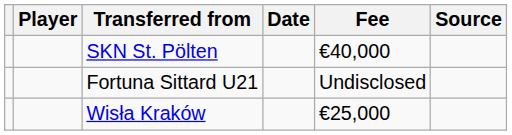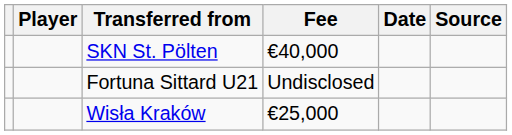columns swapped: (373, 20) <-> (289, 20)
